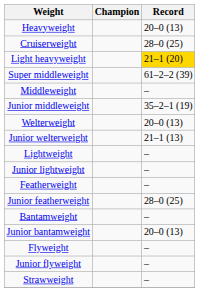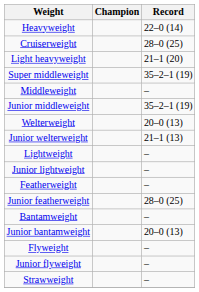(163, 28) 20–0 (13) -> (163, 28) 22–0 (14)
(163, 59) gold background -> (163, 59) no background
(168, 75) 61–2–2 (39) -> (168, 75) 35–2–1 (19)
